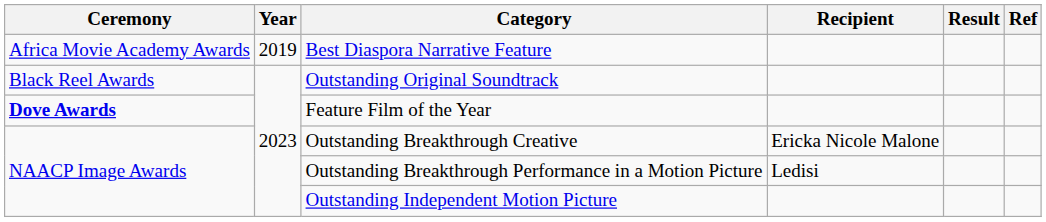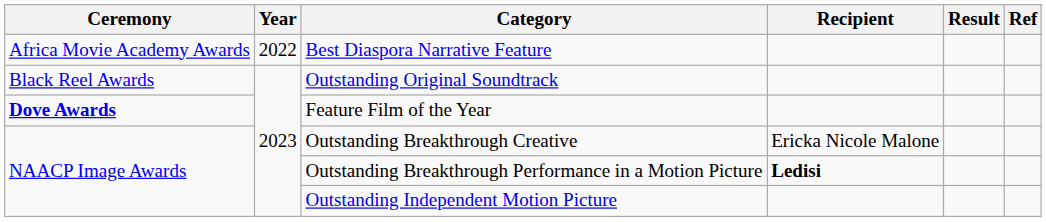(278, 49) 2019 -> (278, 49) 2022
(795, 170) normal -> (796, 170) bold
